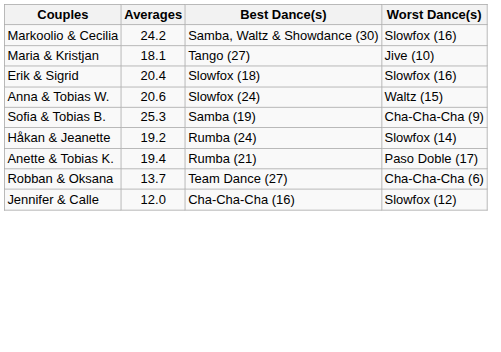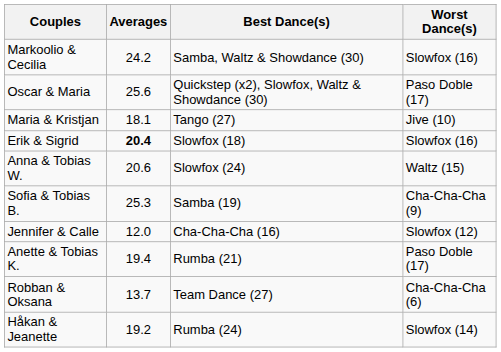+ row: (49, 92)
(153, 76) normal -> (138, 140) bold
rows swapped: (59, 138) <-> (53, 199)
